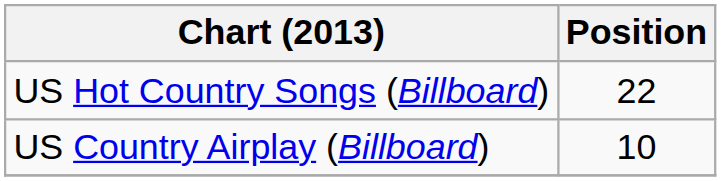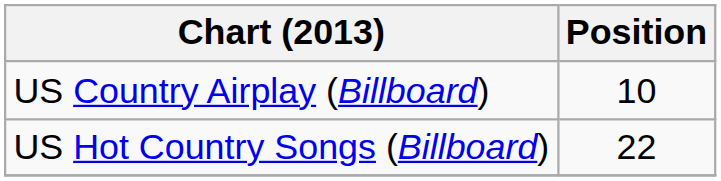rows swapped: (251, 146) <-> (281, 89)
